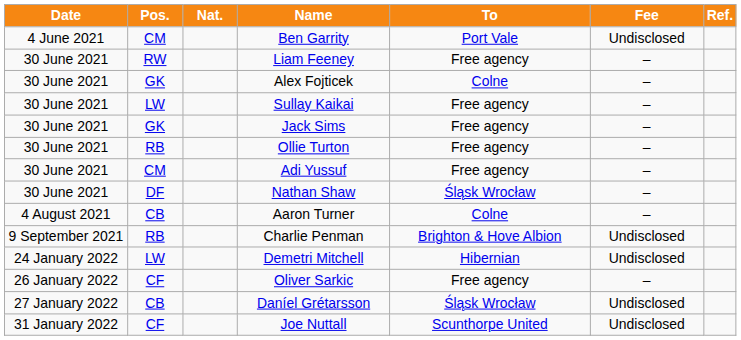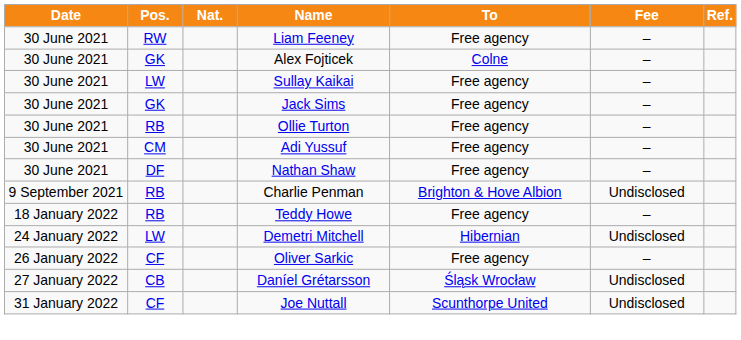- row: (314, 38)
(490, 192) Śląsk Wrocław -> (490, 170) Free agency
- row: (314, 215)
+ row: (314, 215)
